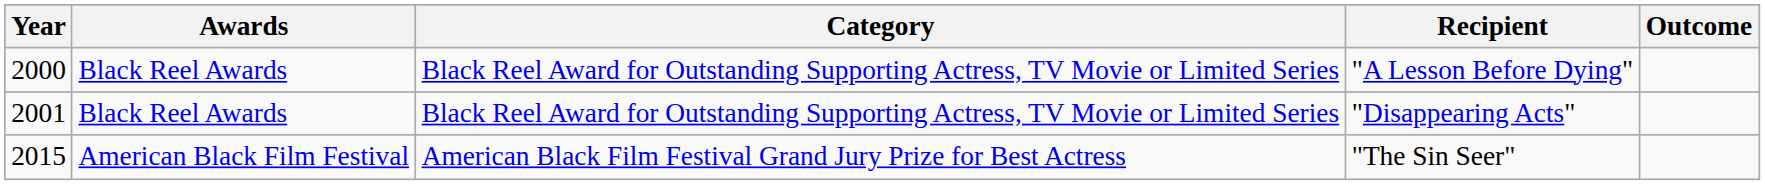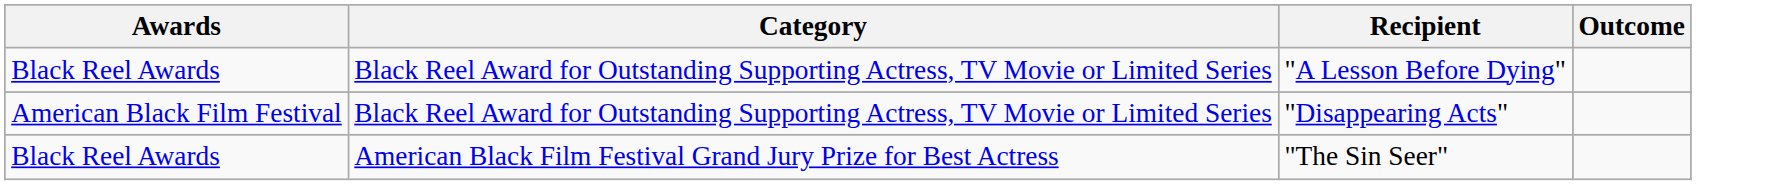- column: (39, 26)
(183, 112) Black Reel Awards -> (176, 112) American Black Film Festival
(244, 156) American Black Film Festival -> (116, 156) Black Reel Awards
